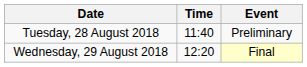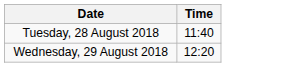- column: (262, 14)
